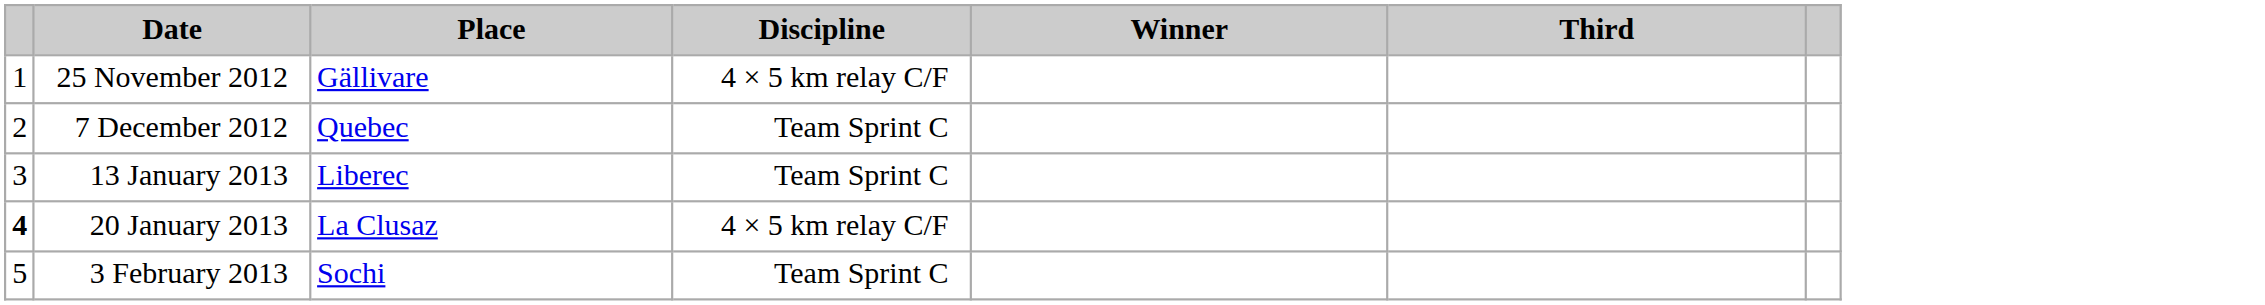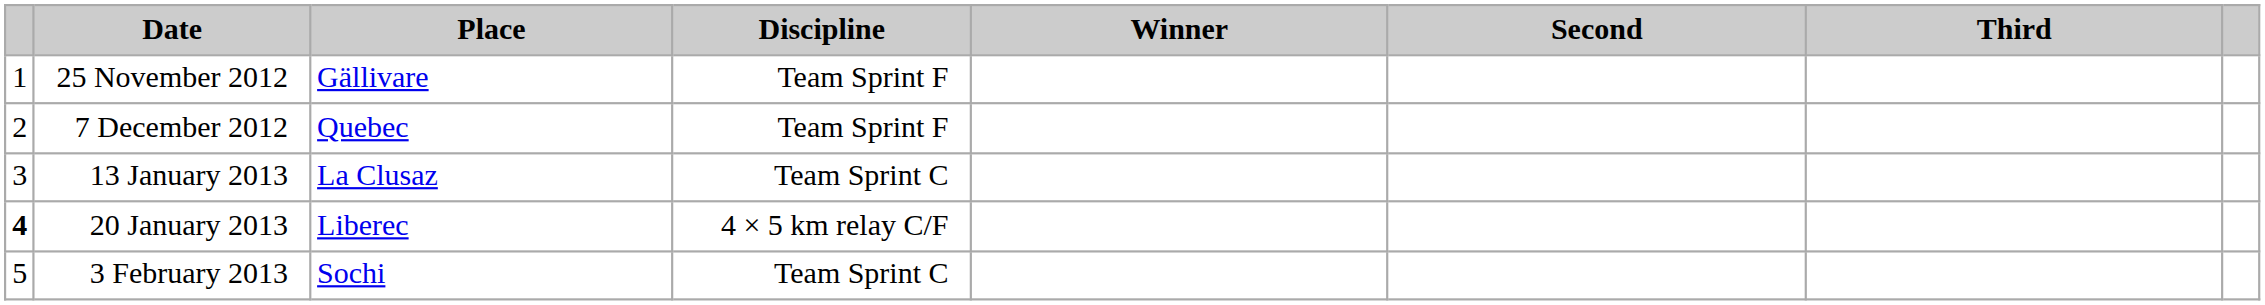+ column: (1597, 28)
(842, 77) 4 × 5 km relay C/F -> (870, 77) Team Sprint F
(869, 126) Team Sprint C -> (870, 126) Team Sprint F
(363, 175) Liberec -> (377, 175) La Clusaz
(377, 224) La Clusaz -> (363, 224) Liberec
